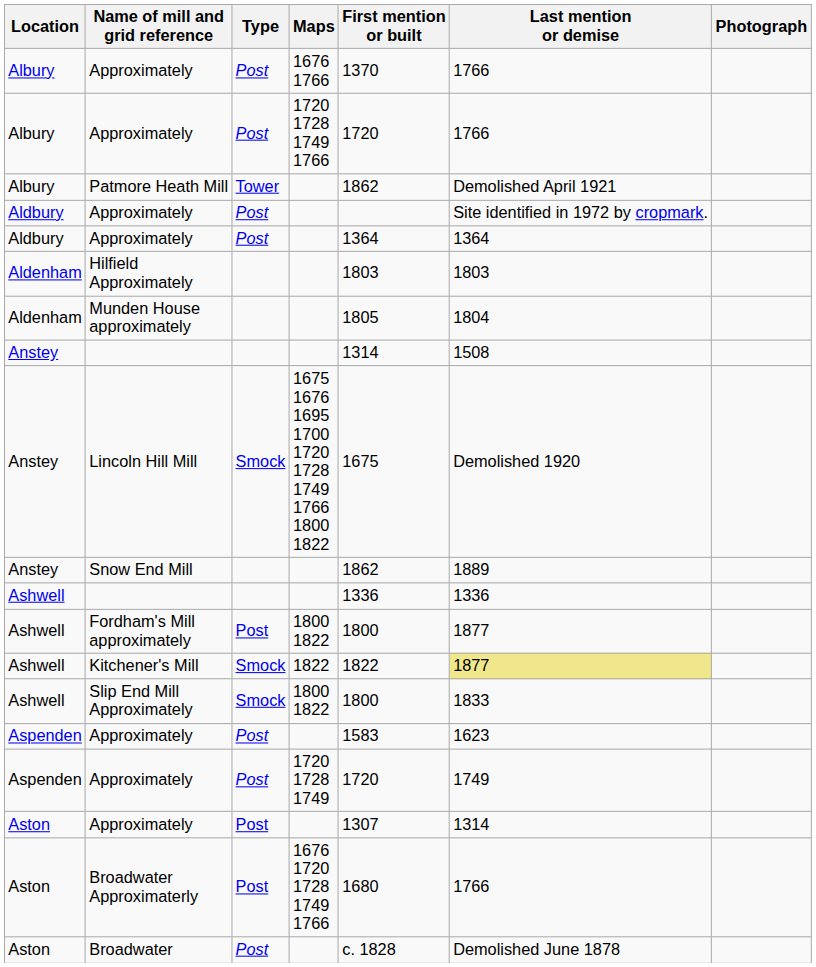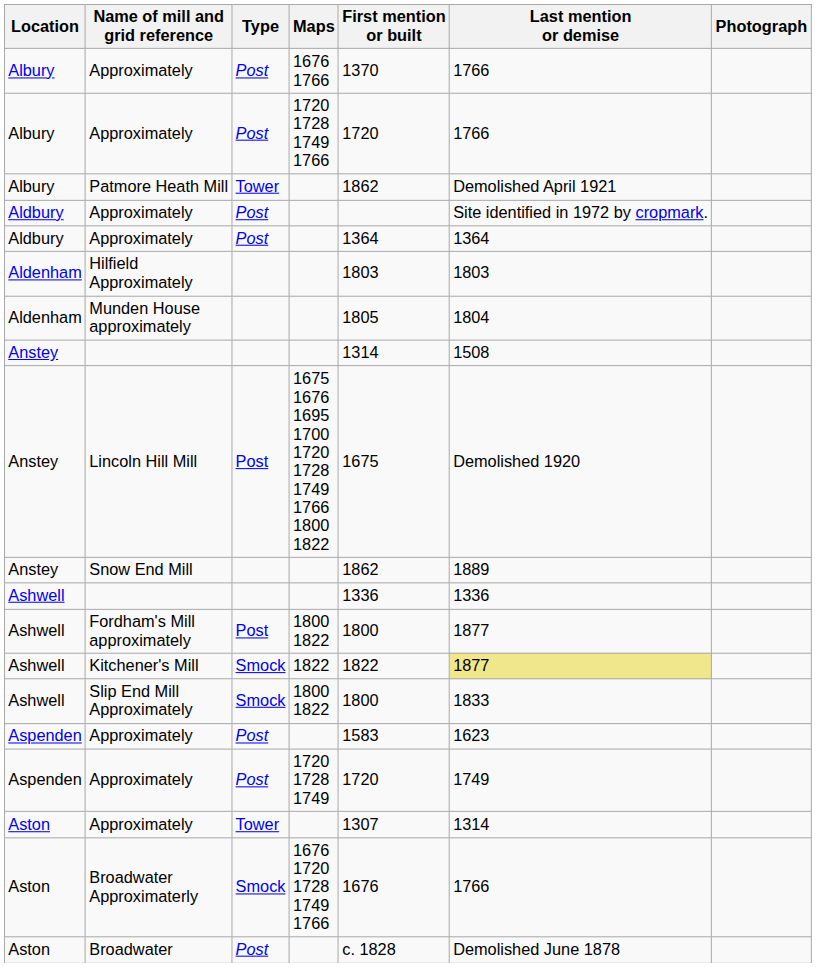(261, 461) Smock -> (252, 461) Post
(252, 824) Post -> (257, 824) Tower
(252, 887) Post -> (261, 887) Smock
(360, 887) 1680 -> (360, 887) 1676
